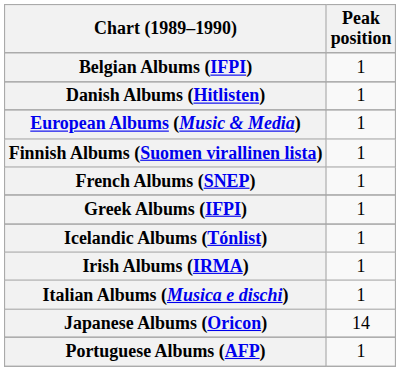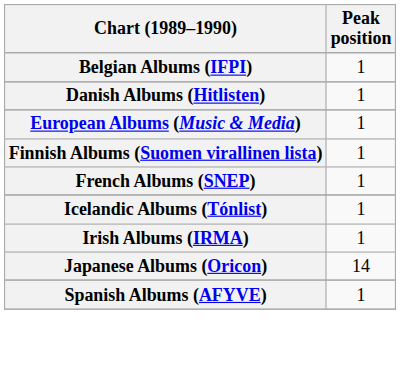- row: (166, 209)
- row: (166, 294)
- row: (166, 351)
+ row: (166, 294)
